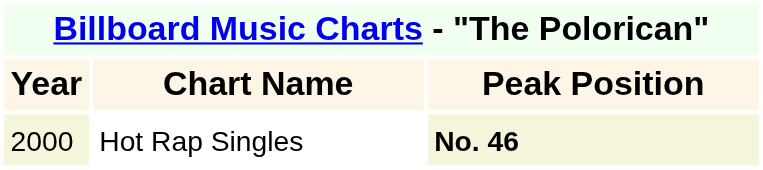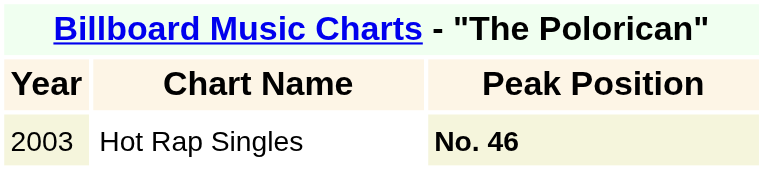(42, 141) 2000 -> (42, 141) 2003
